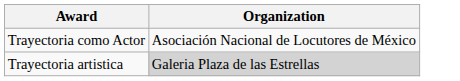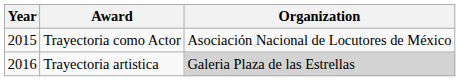+ column: (22, 16)
